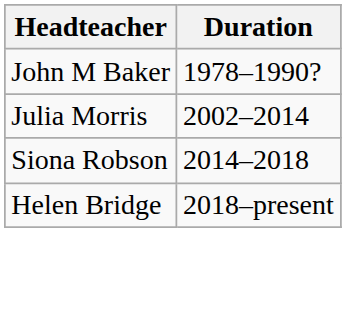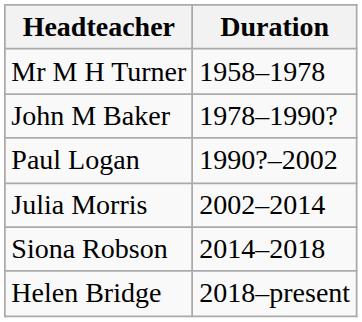+ row: (99, 71)
+ row: (75, 159)
